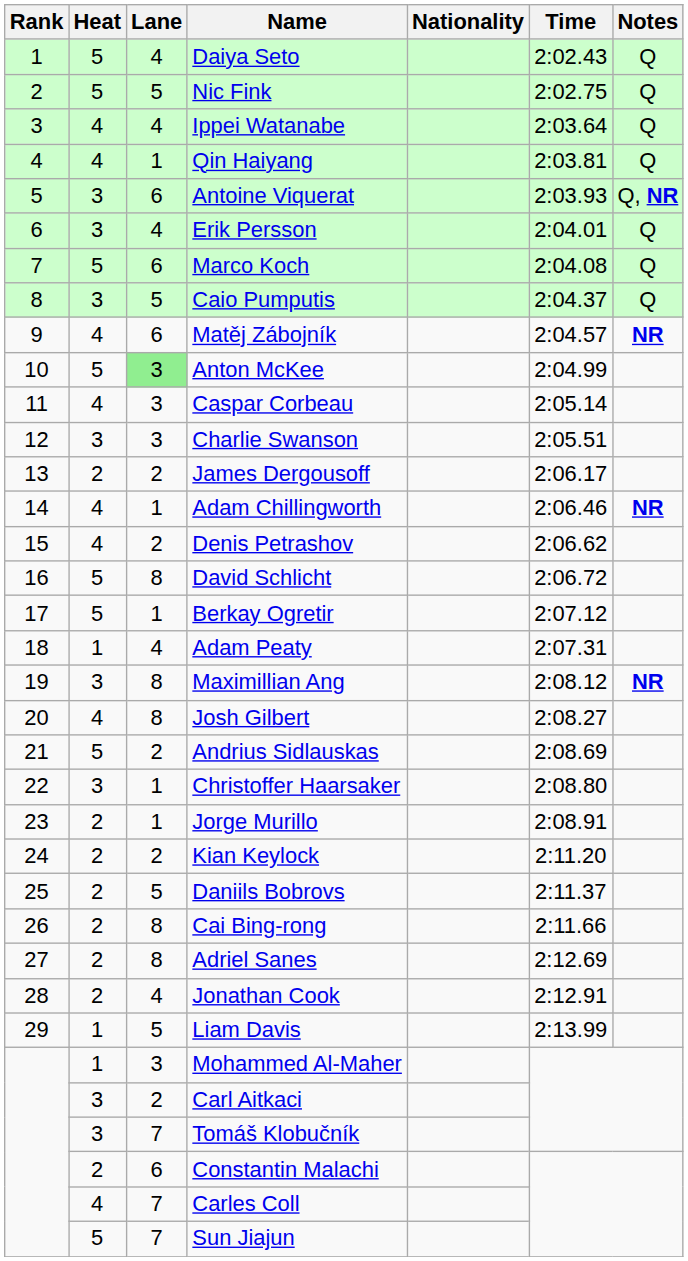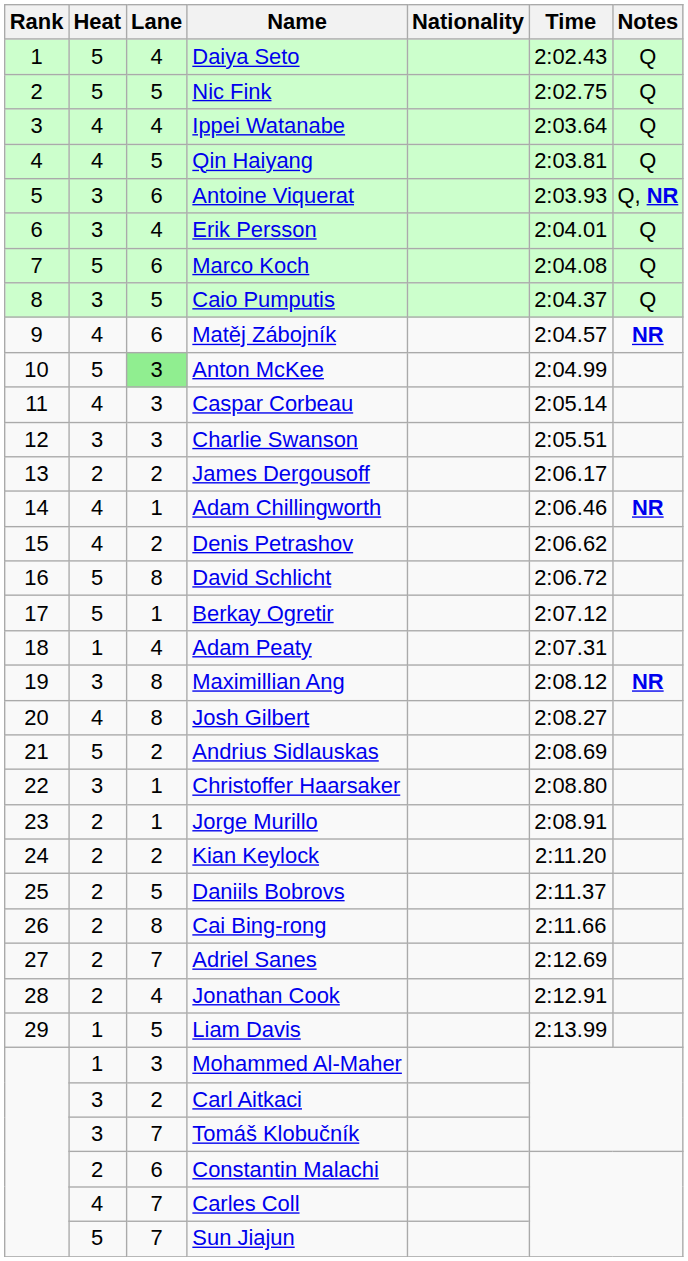(157, 160) 1 -> (157, 160) 5
(157, 960) 8 -> (157, 960) 7
